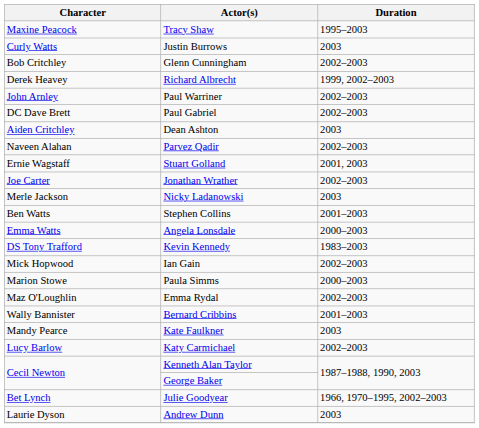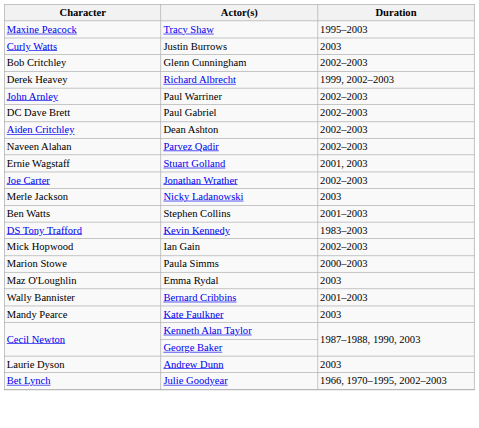(331, 130) 2003 -> (344, 130) 2002–2003
- row: (199, 230)
(344, 297) 2002–2003 -> (331, 280) 2003
- row: (199, 347)
rows swapped: (193, 414) <-> (196, 398)
